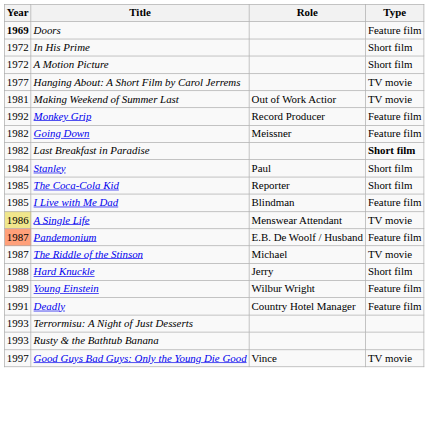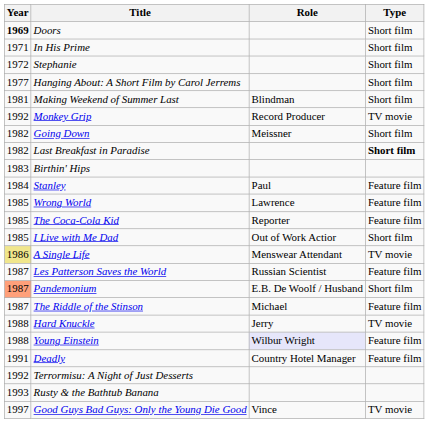(395, 30) Feature film -> (390, 30) Short film
(18, 47) 1972 -> (18, 47) 1971
+ row: (55, 64)
- row: (71, 64)
(390, 82) TV movie -> (390, 82) Short film
(294, 99) Out of Work Actior -> (273, 99) Blindman
(390, 99) TV movie -> (390, 99) Short film
(395, 116) Feature film -> (390, 116) TV movie
(395, 133) Feature film -> (390, 133) Short film
+ row: (62, 168)
(390, 168) Short film -> (395, 185) Feature film
+ row: (62, 202)
(390, 185) Short film -> (395, 220) Feature film
(273, 202) Blindman -> (294, 237) Out of Work Actior
(395, 202) Feature film -> (390, 237) Short film
+ row: (100, 271)
(395, 237) Feature film -> (390, 289) Short film
(390, 254) TV movie -> (395, 306) Feature film
(390, 271) Short film -> (390, 323) TV movie
(18, 289) 1989 -> (18, 340) 1988
(283, 289) no background -> (283, 340) lavender background
(18, 323) 1993 -> (18, 375) 1992
